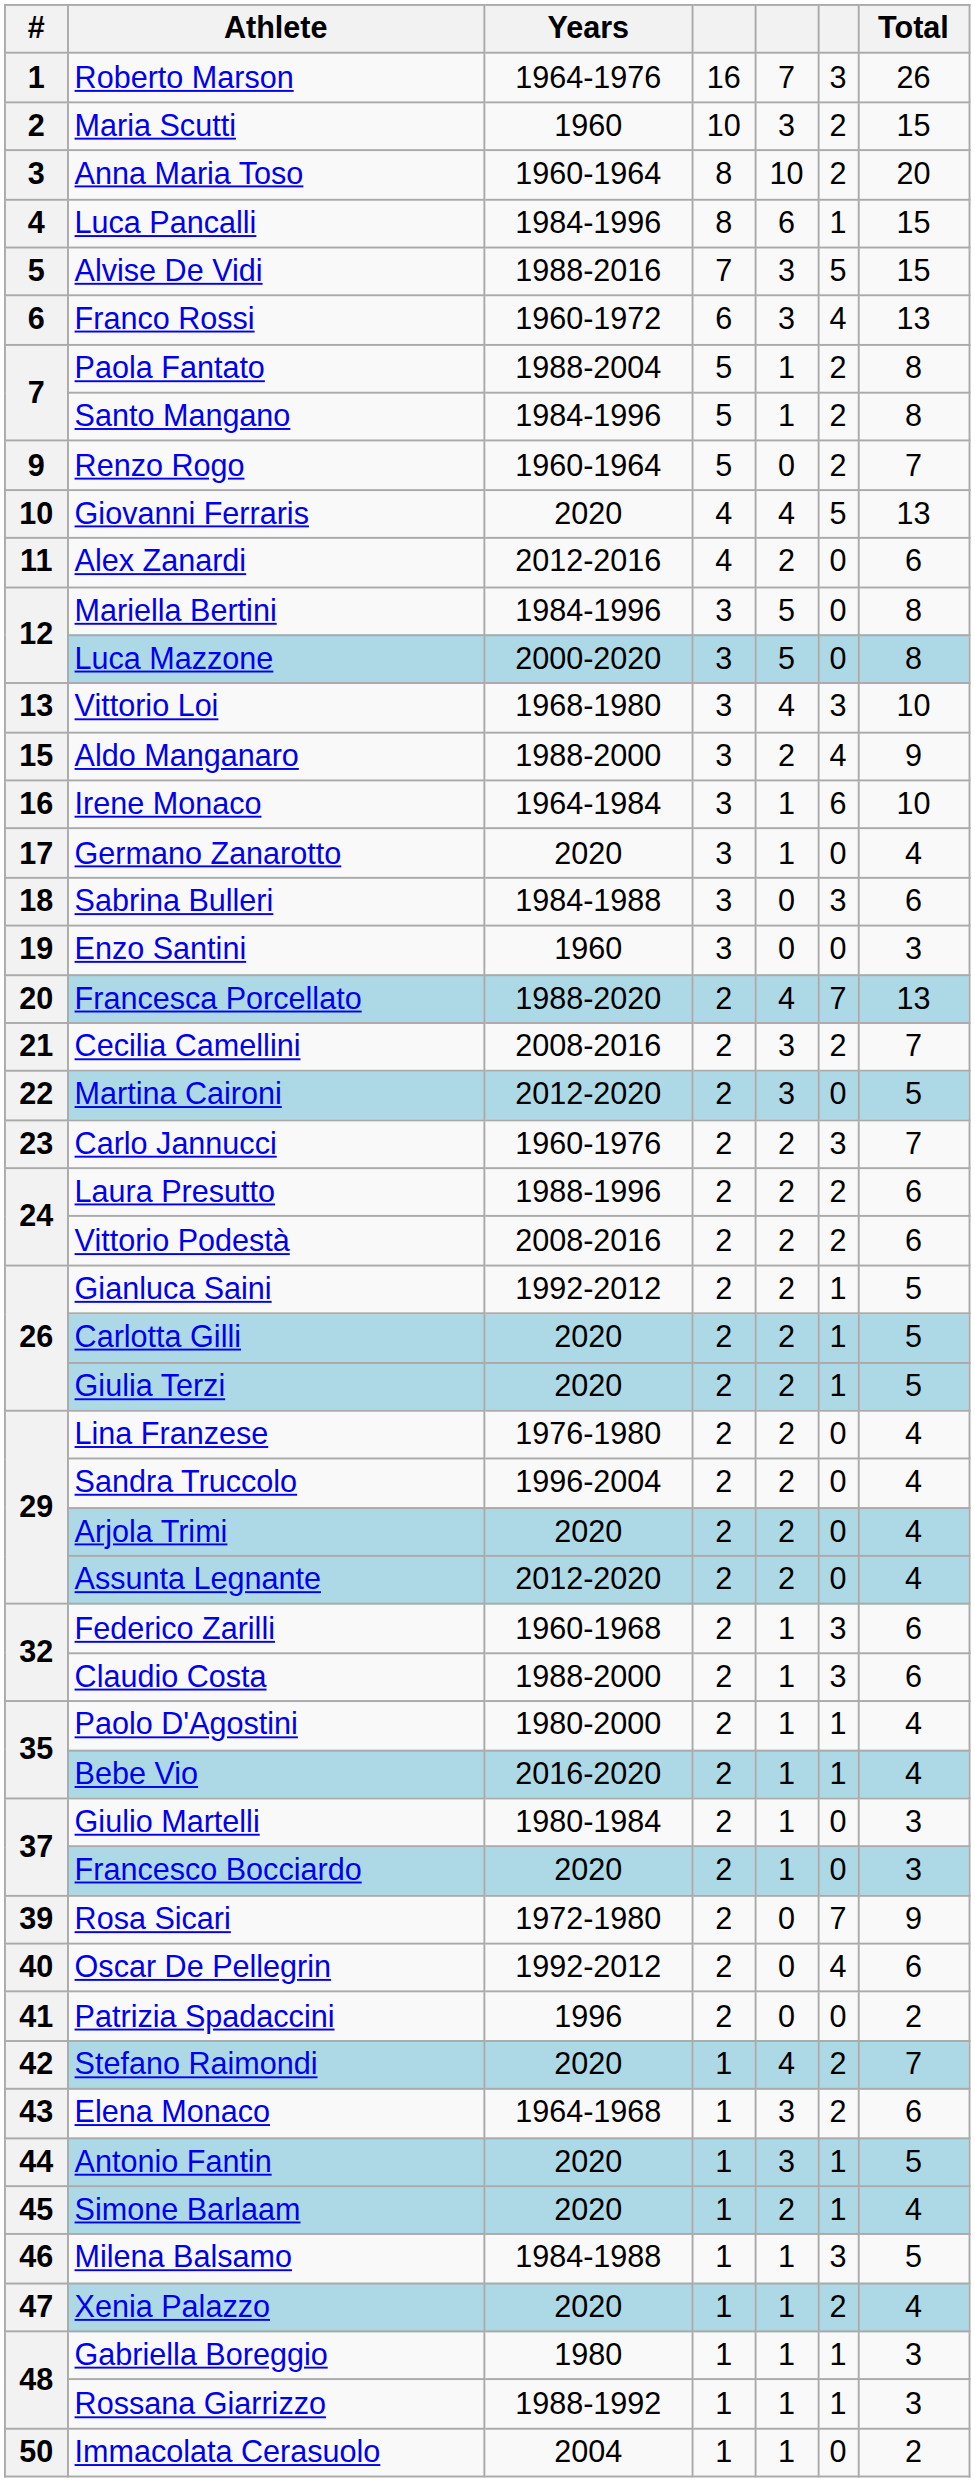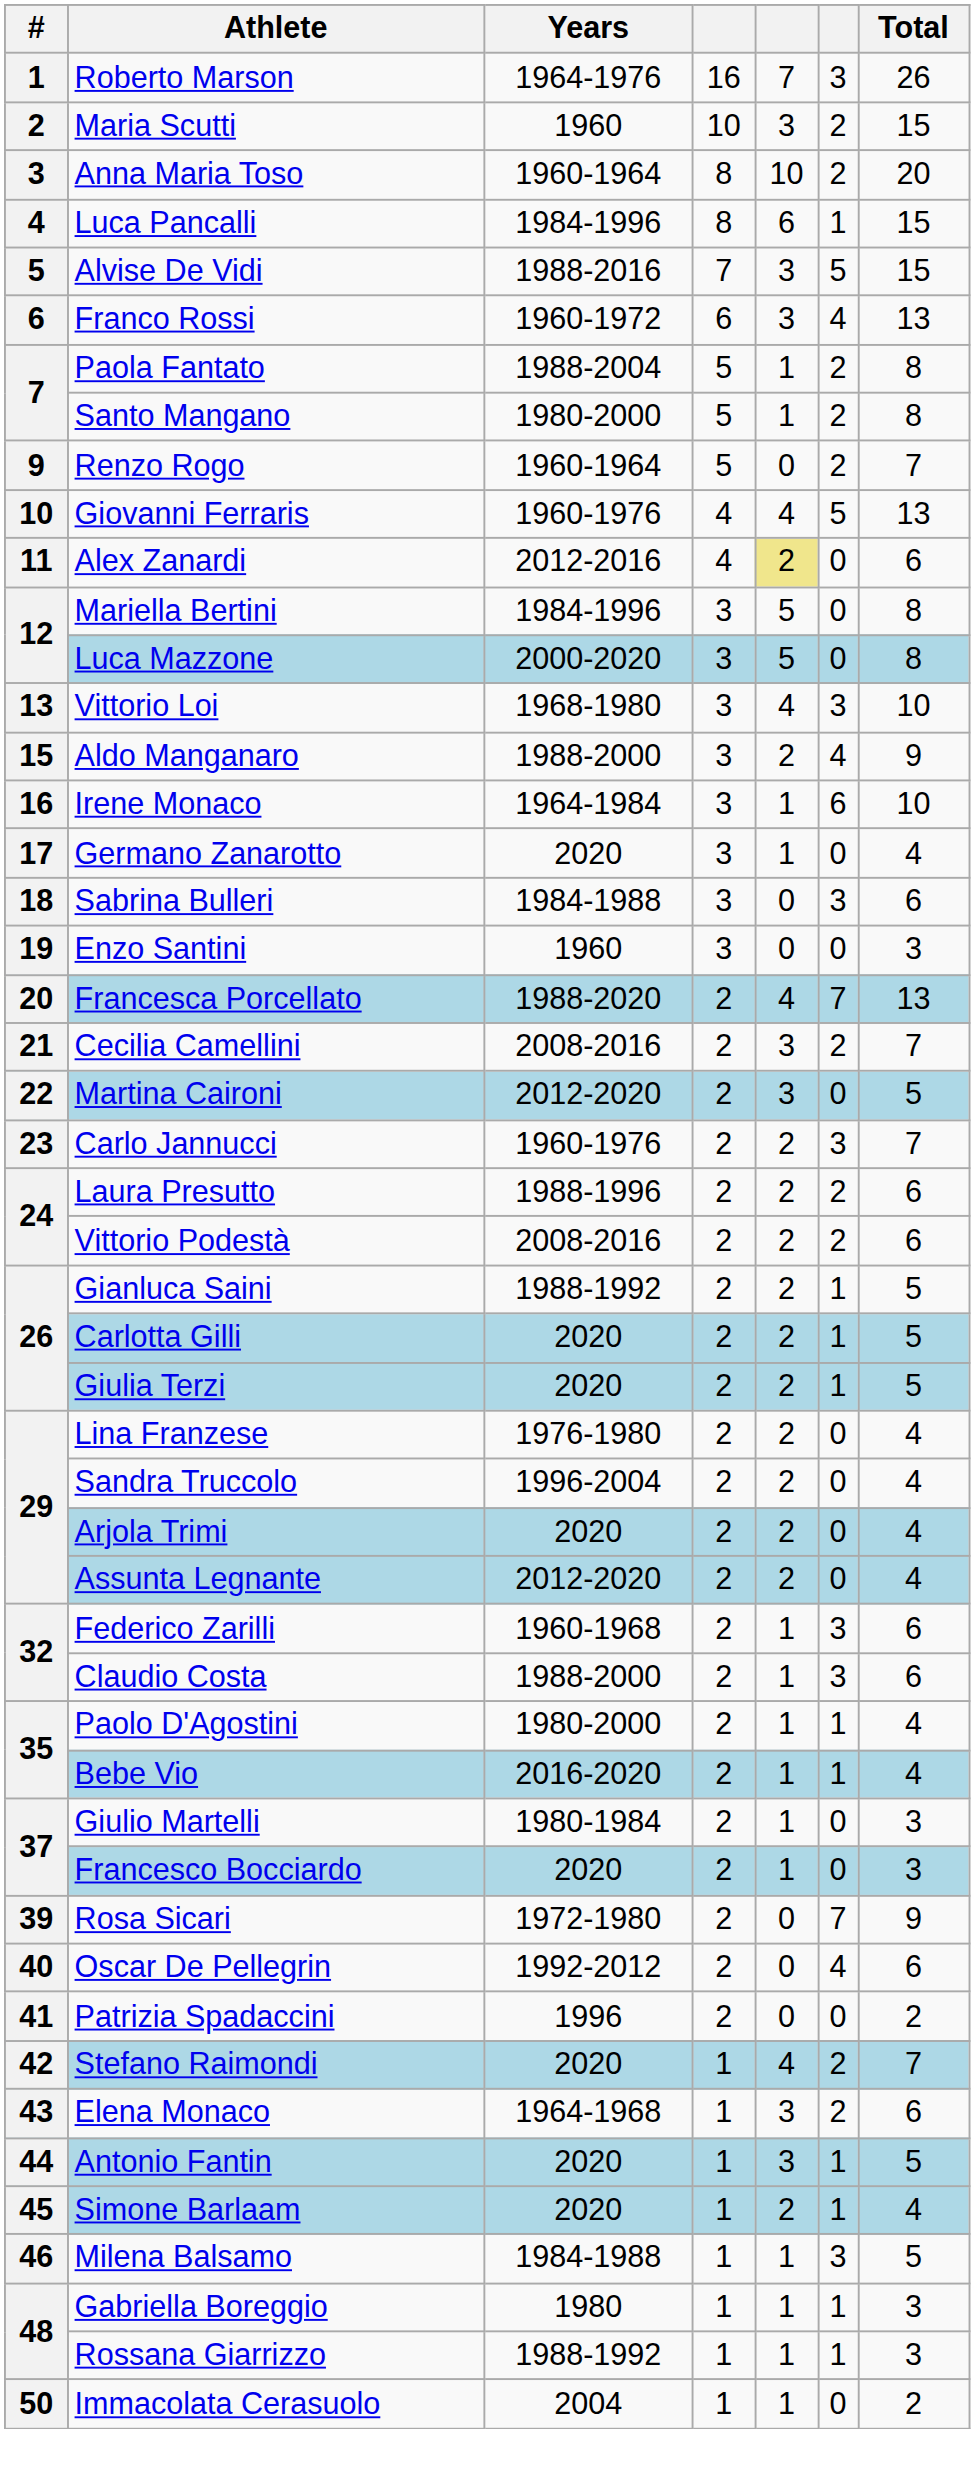(588, 416) 1984-1996 -> (588, 416) 1980-2000
(588, 513) 2020 -> (588, 513) 1960-1976
(786, 561) no background -> (786, 561) khaki background
(588, 1288) 1992-2012 -> (588, 1288) 1988-1992
- row: (172, 2306)
